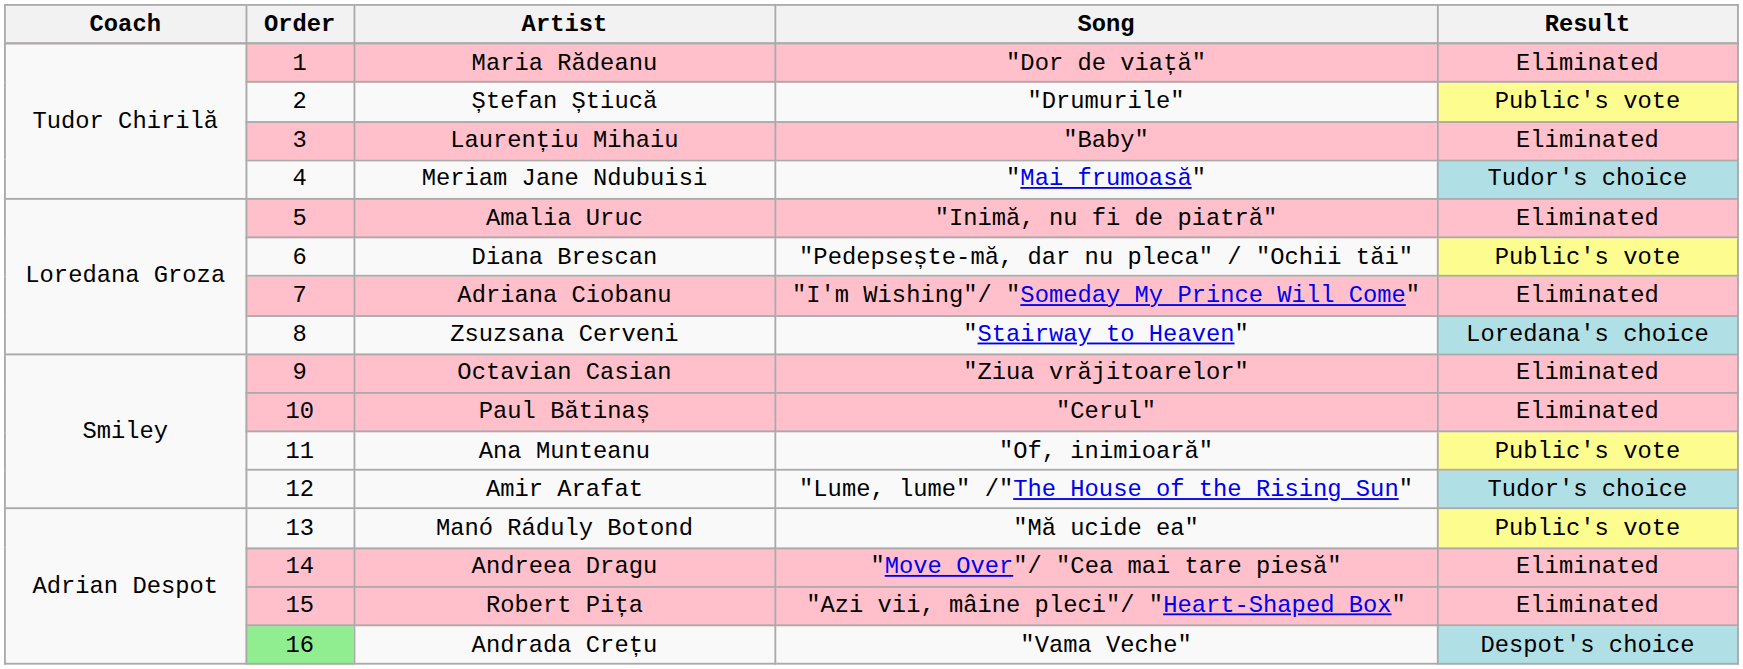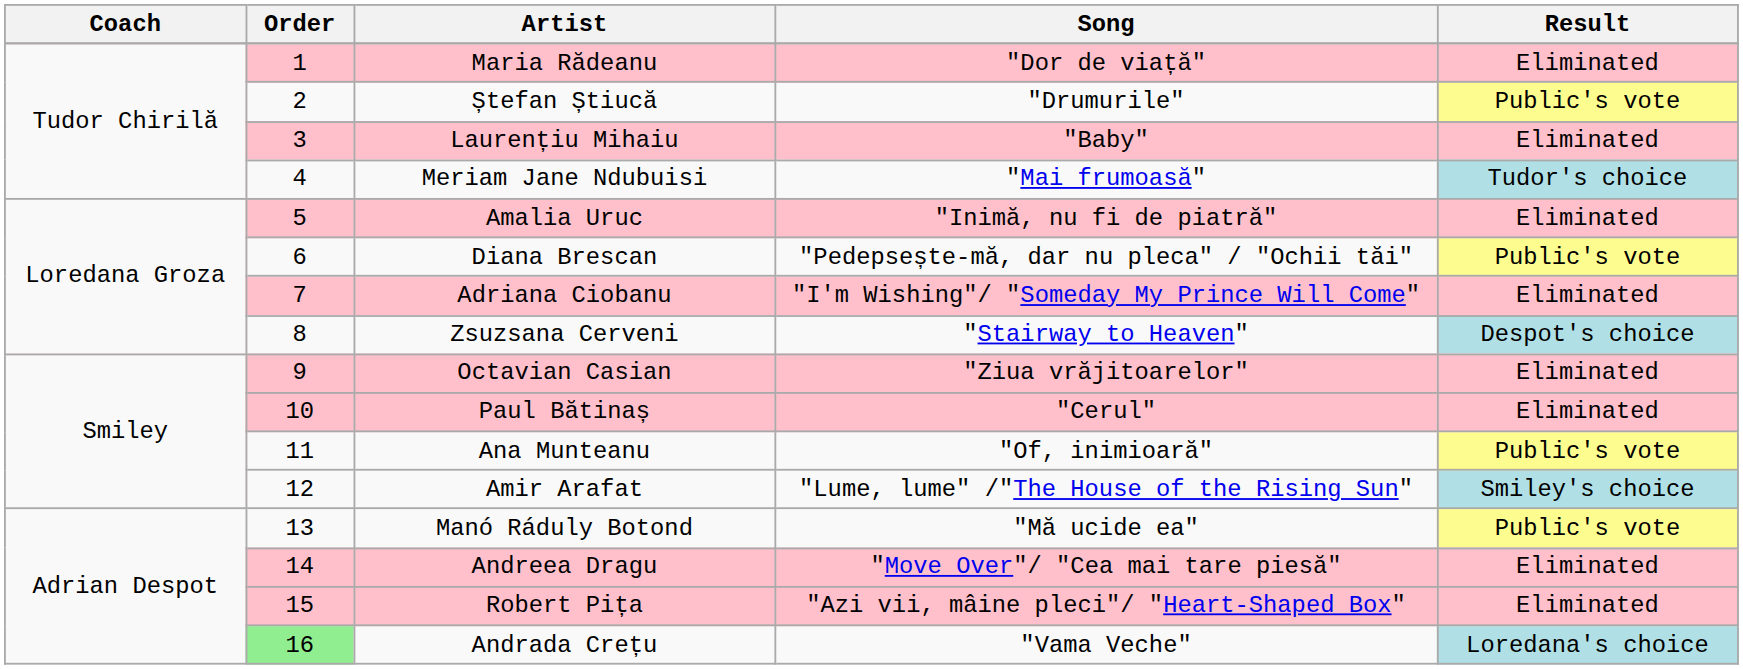(1587, 334) Loredana's choice -> (1587, 334) Despot's choice
(1587, 490) Tudor's choice -> (1587, 490) Smiley's choice
(1587, 645) Despot's choice -> (1587, 645) Loredana's choice
